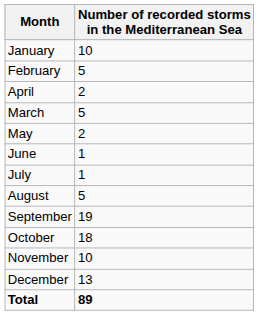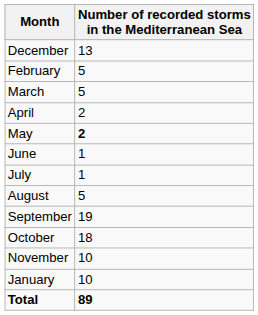rows swapped: (31, 50) <-> (38, 279)
rows swapped: (26, 112) <-> (21, 92)
(82, 133) normal -> (82, 133) bold
